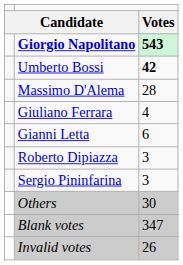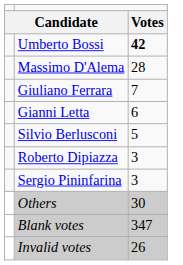- row: (77, 44)
(145, 112) 4 -> (135, 90) 7
+ row: (67, 135)
